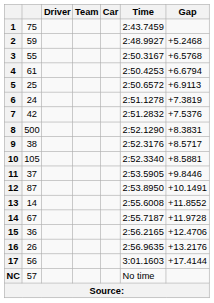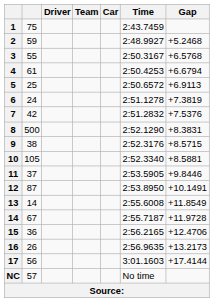(185, 144) +8.5717 -> (185, 144) +8.5715
(187, 203) +11.8552 -> (187, 203) +11.8549
(188, 247) +13.2176 -> (188, 247) +13.2173
